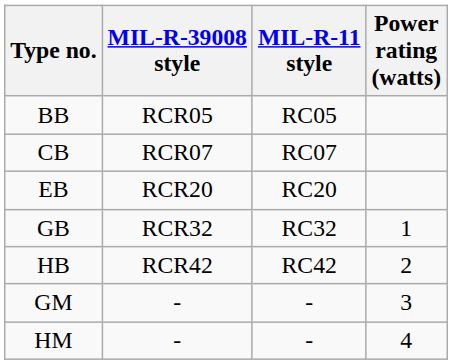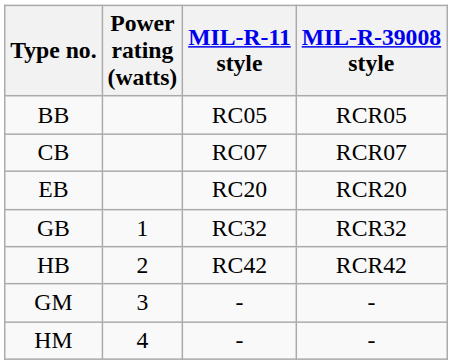columns swapped: (406, 50) <-> (177, 50)
